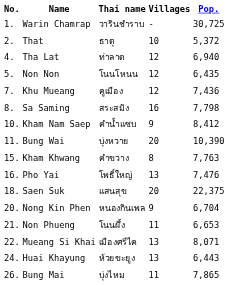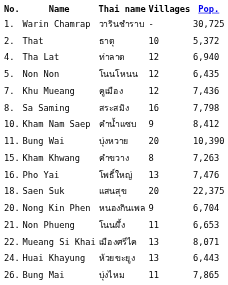(206, 158) 7,763 -> (206, 158) 7,263
